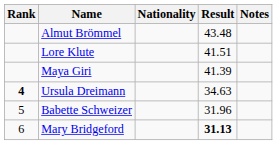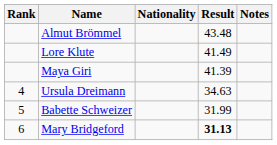(218, 52) 41.51 -> (218, 52) 41.49
(21, 91) bold -> (21, 91) normal
(218, 110) 31.96 -> (218, 110) 31.99
